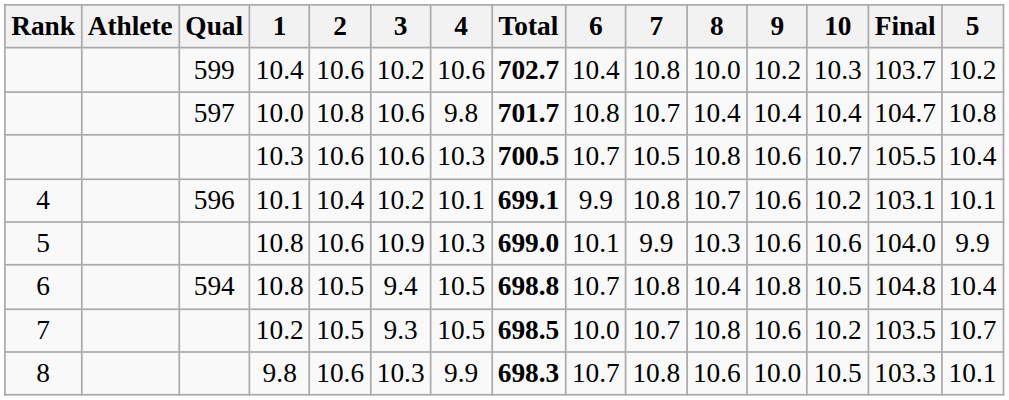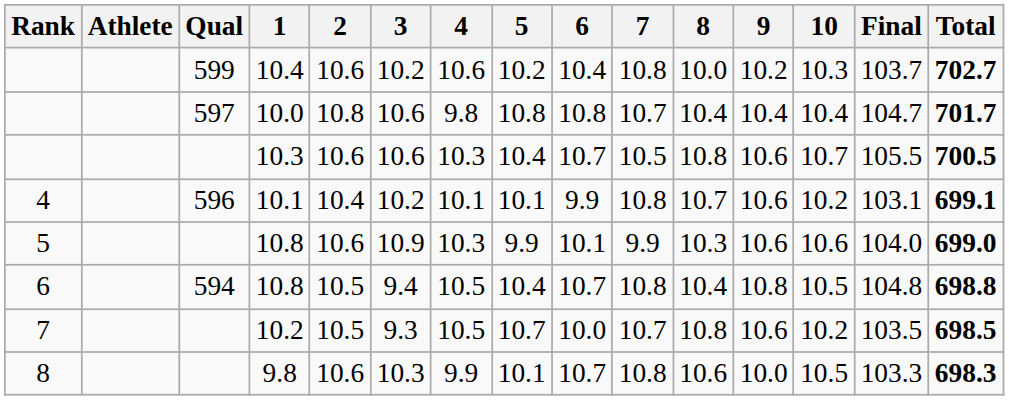columns swapped: (972, 26) <-> (529, 26)
